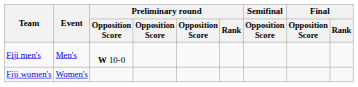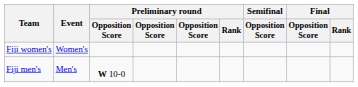rows swapped: (24, 55) <-> (29, 74)
